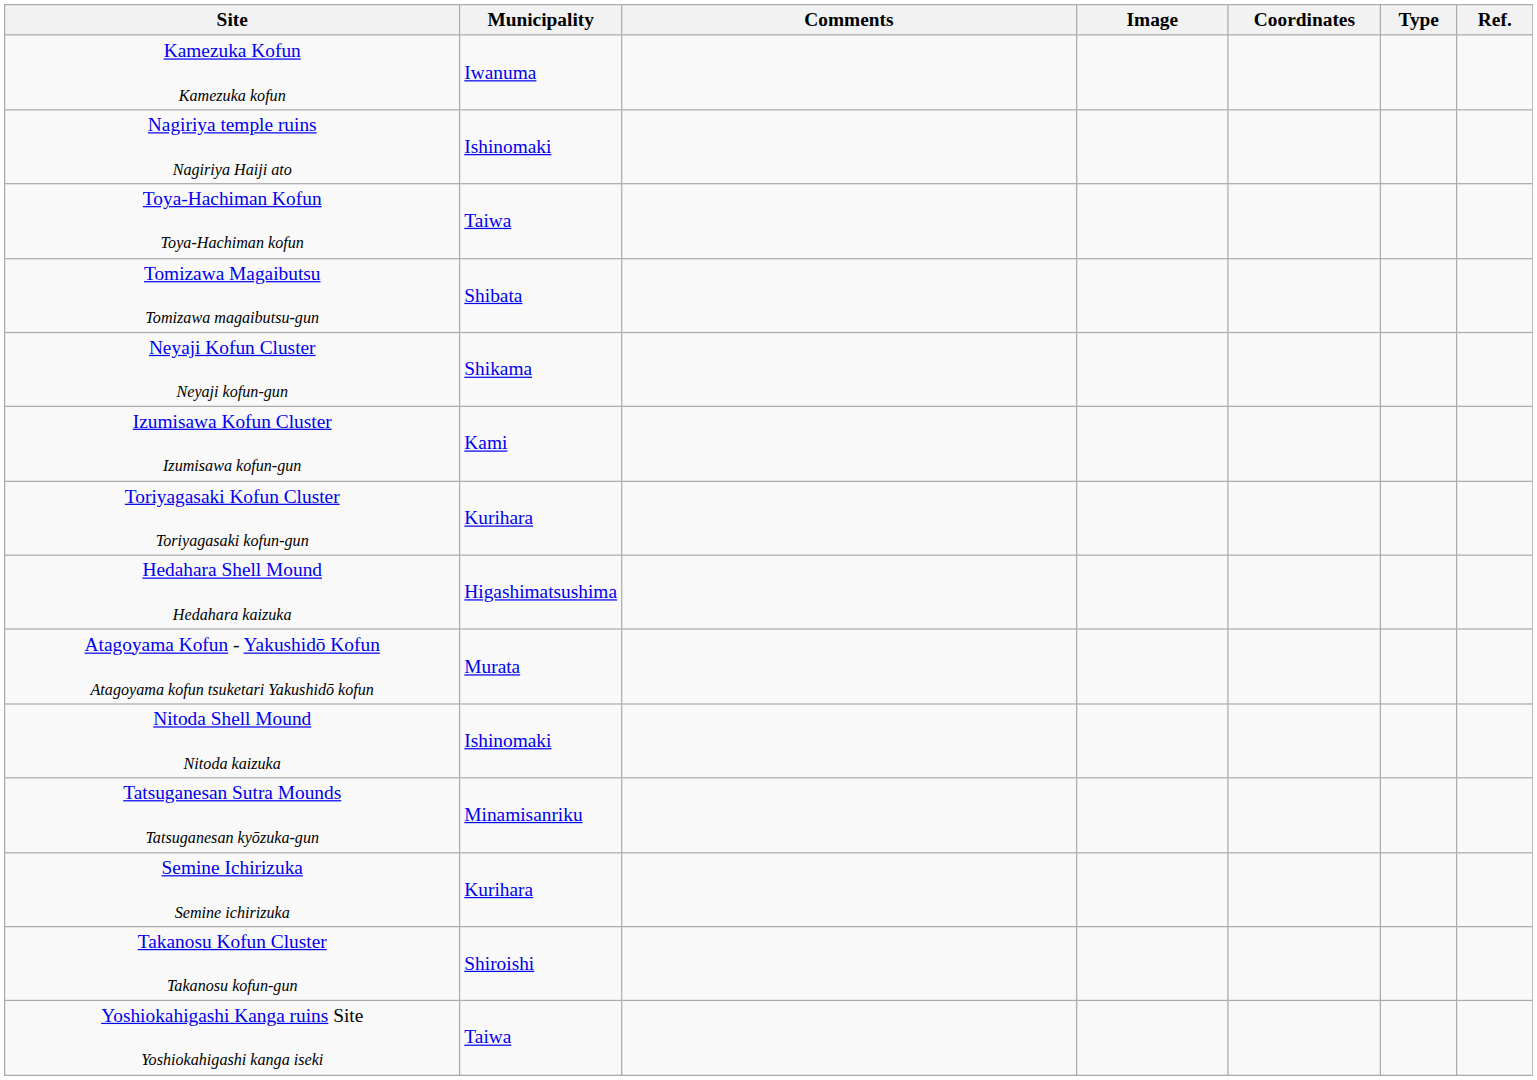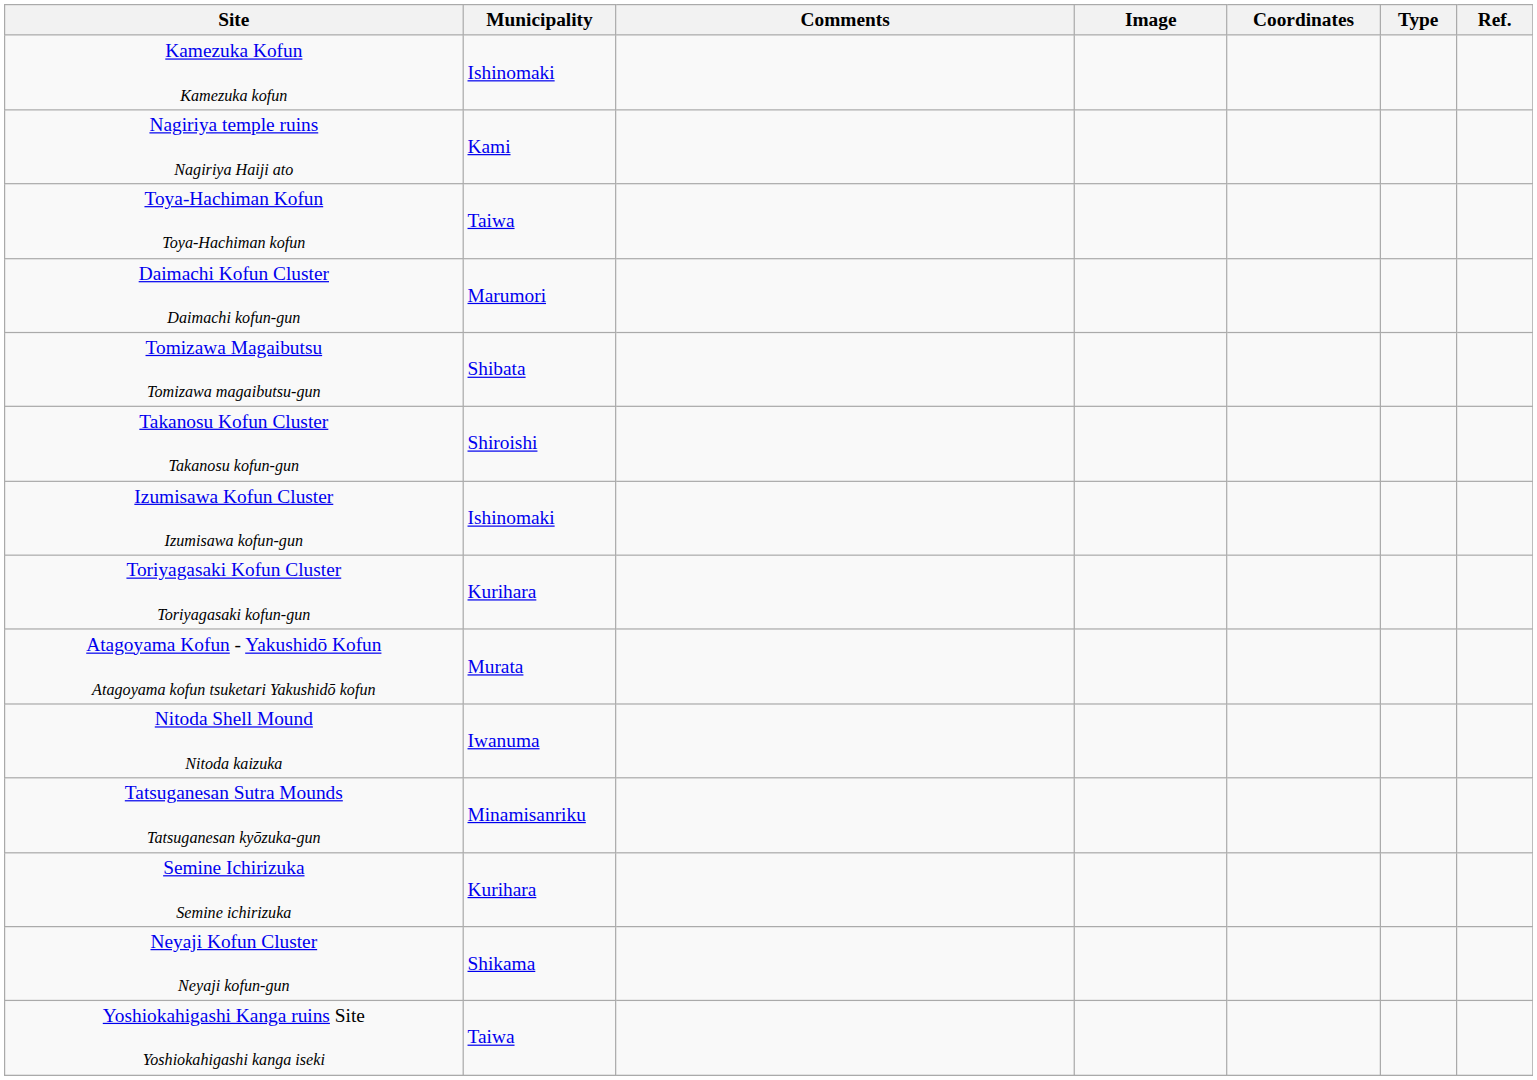(500, 72) Iwanuma -> (511, 72) Ishinomaki
(508, 146) Ishinomaki -> (489, 146) Kami
+ row: (234, 295)
rows swapped: (232, 963) <-> (232, 369)
(486, 443) Kami -> (511, 517) Ishinomaki
- row: (232, 592)
(508, 740) Ishinomaki -> (504, 740) Iwanuma
